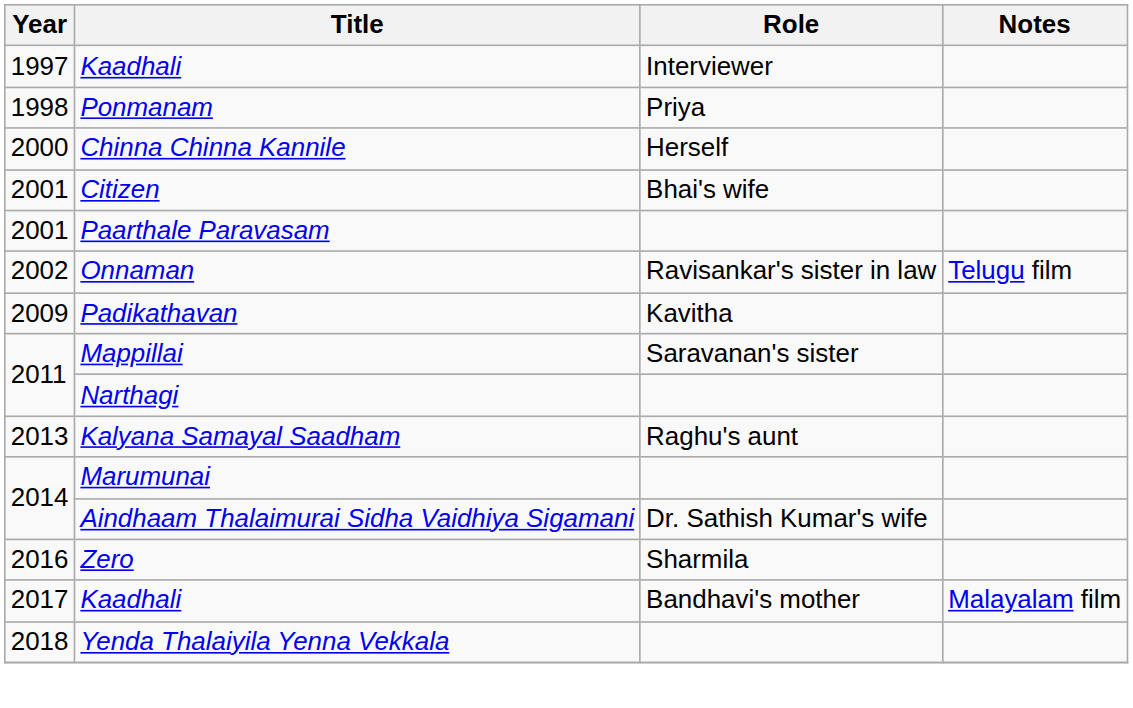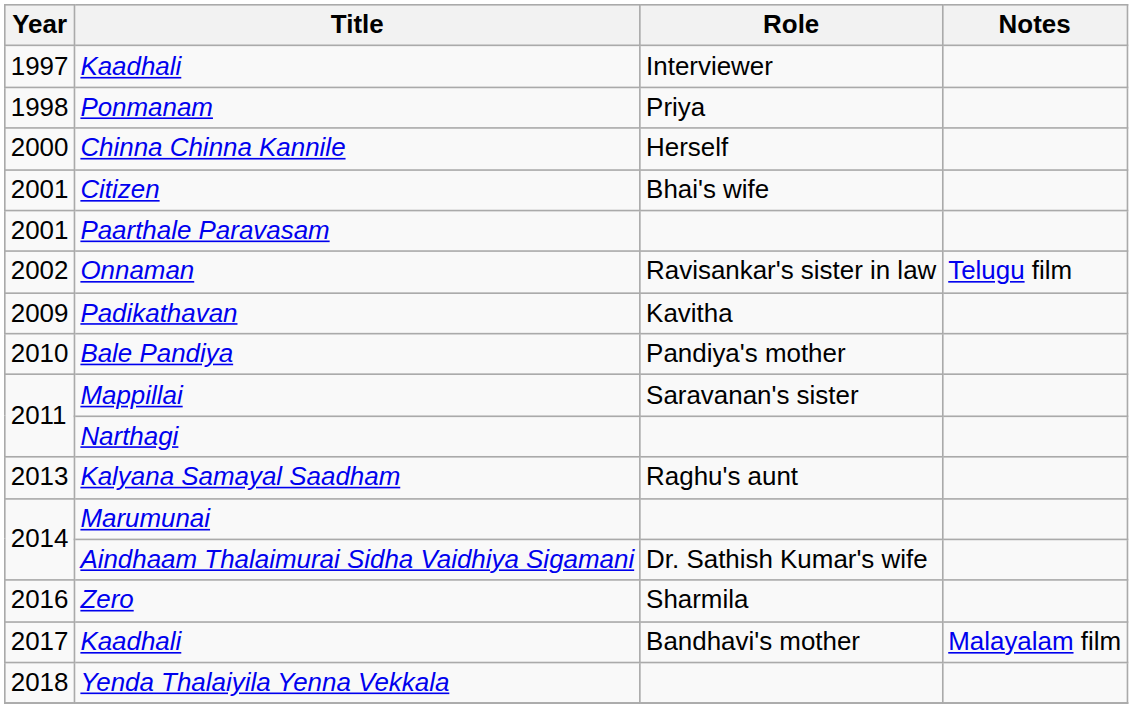+ row: (40, 353)
